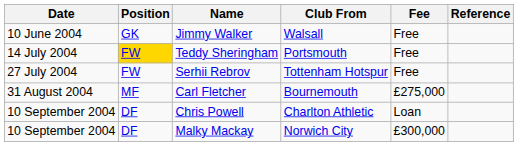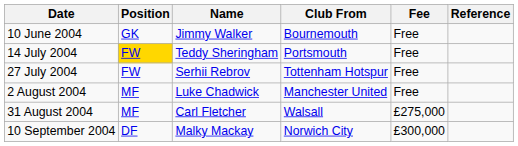(303, 33) Walsall -> (321, 33) Bournemouth
+ row: (217, 92)
(321, 92) Bournemouth -> (303, 111) Walsall
- row: (210, 111)
